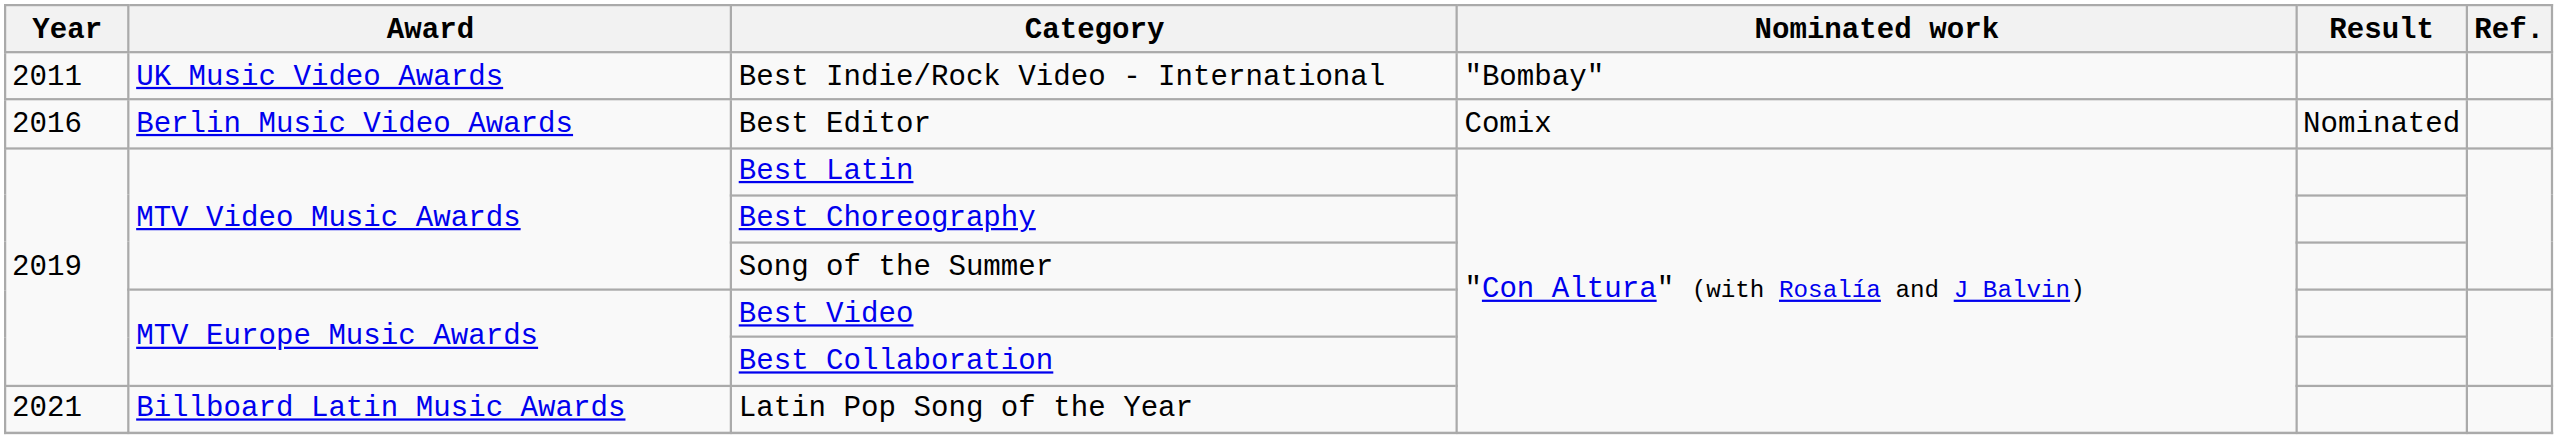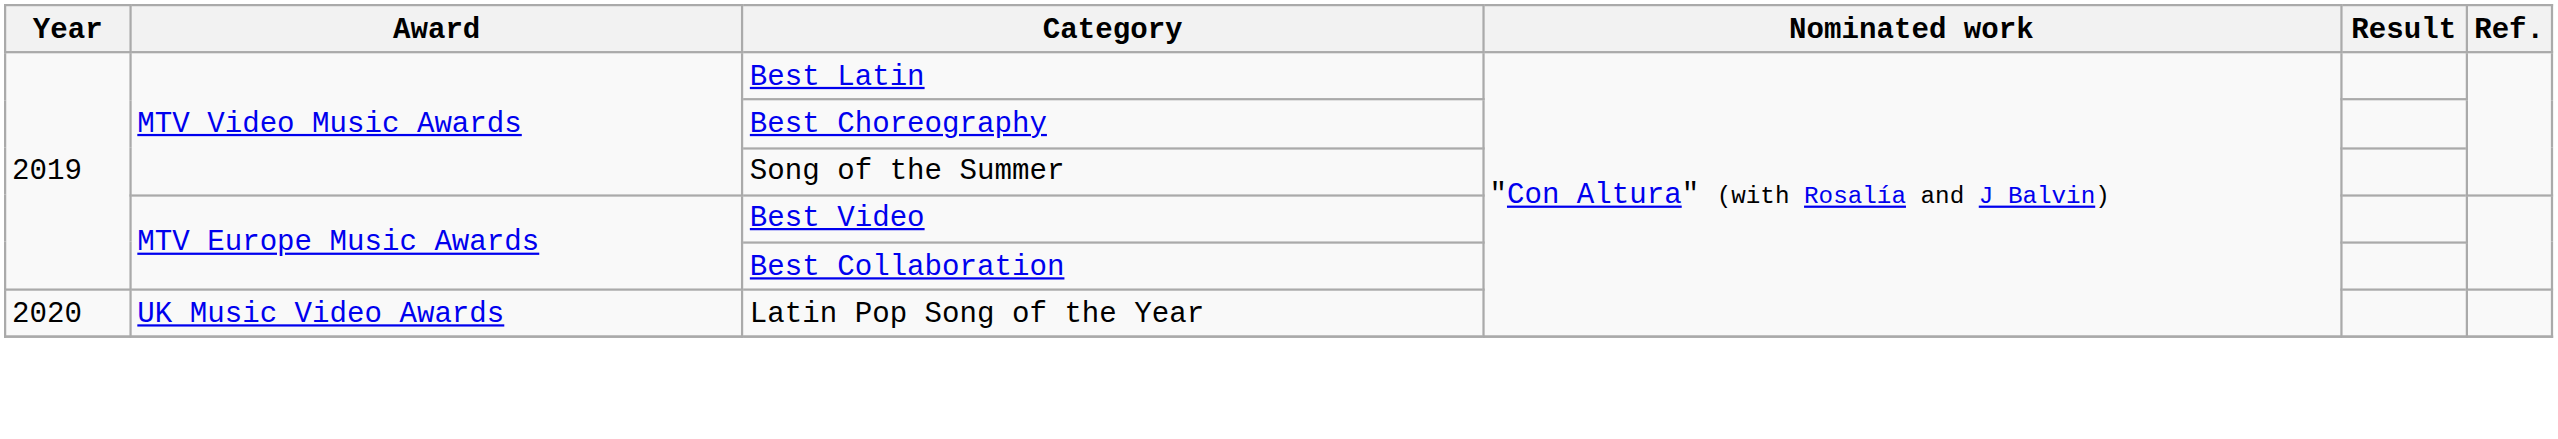- row: (1062, 76)
- row: (835, 124)
(47, 409) 2021 -> (47, 314) 2020
(381, 409) Billboard Latin Music Awards -> (321, 314) UK Music Video Awards
